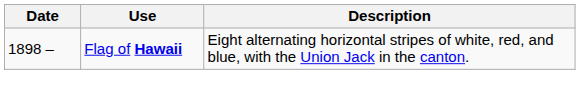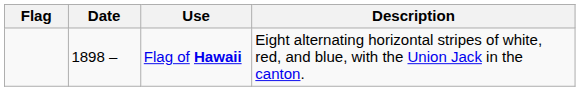+ column: (36, 16)
